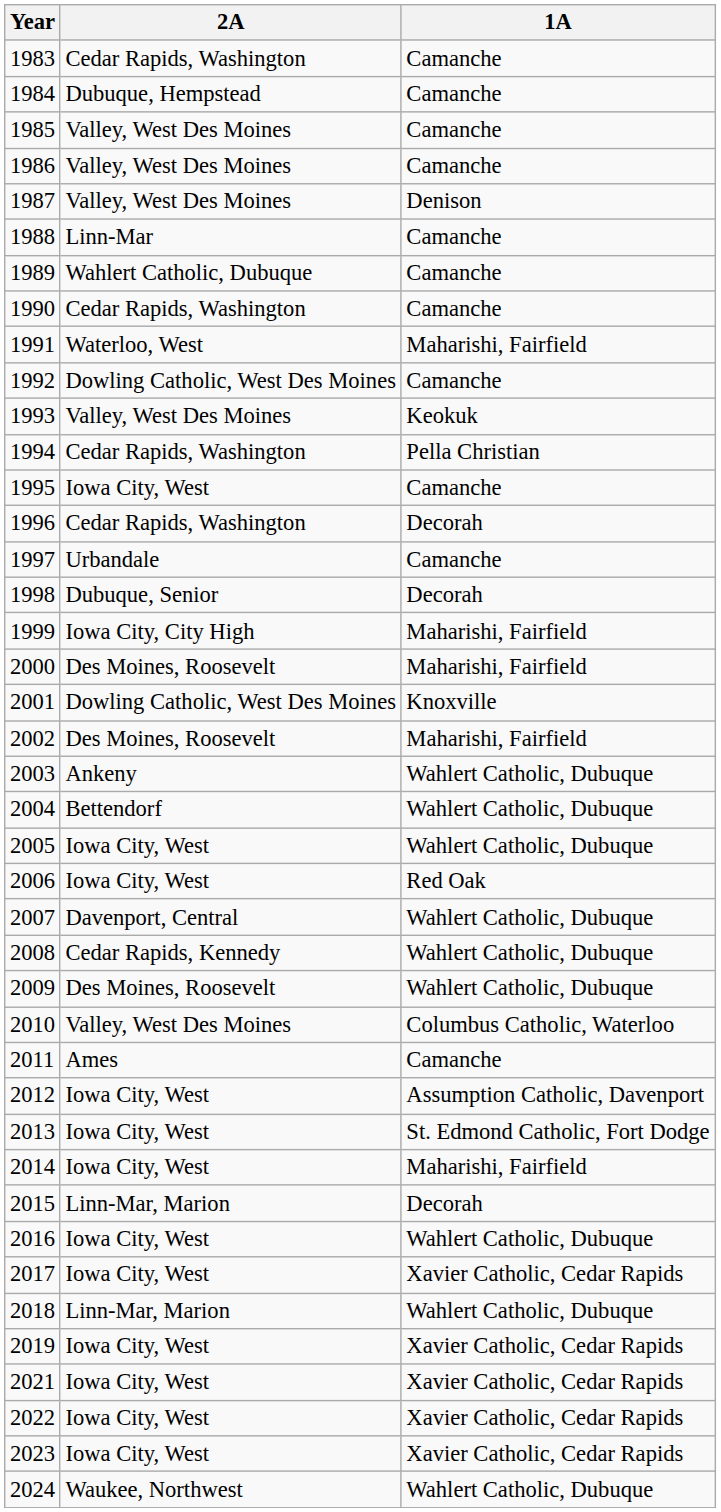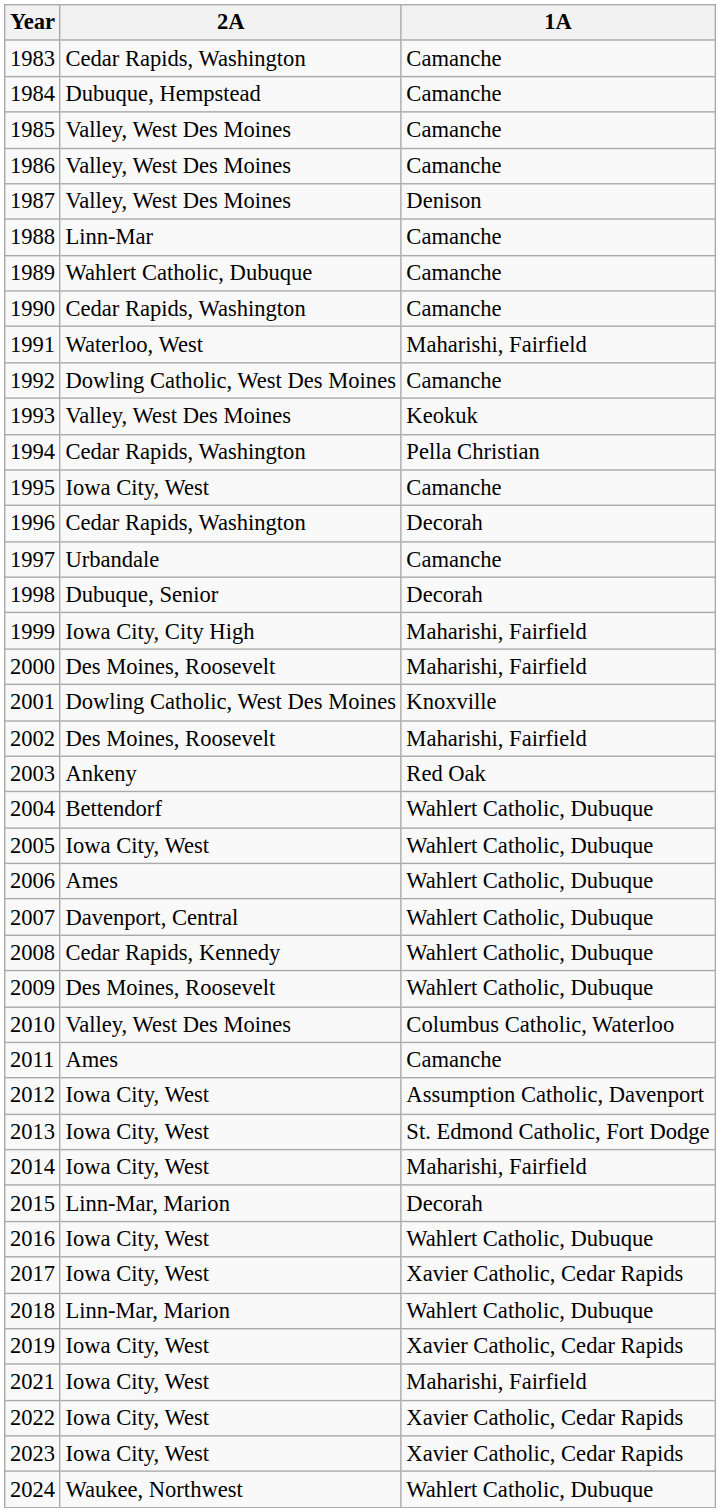(530, 773) Wahlert Catholic, Dubuque -> (446, 773) Red Oak
(137, 881) Iowa City, West -> (92, 881) Ames
(446, 881) Red Oak -> (530, 881) Wahlert Catholic, Dubuque
(545, 1381) Xavier Catholic, Cedar Rapids -> (497, 1381) Maharishi, Fairfield
